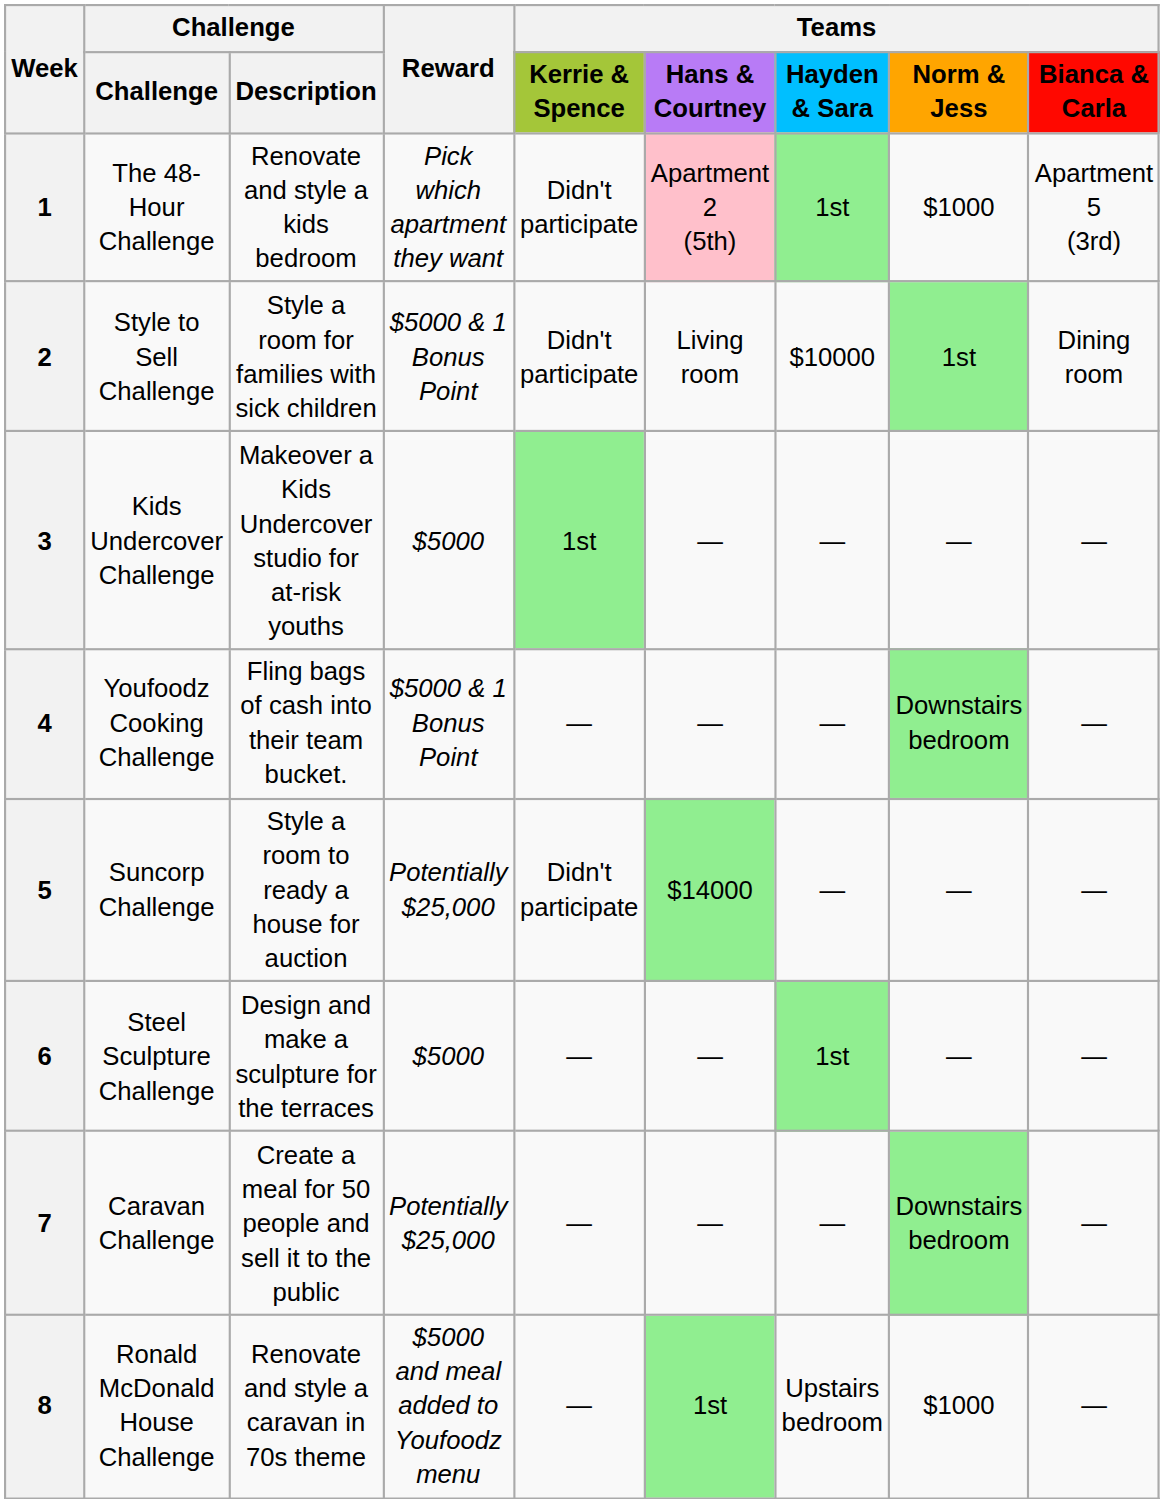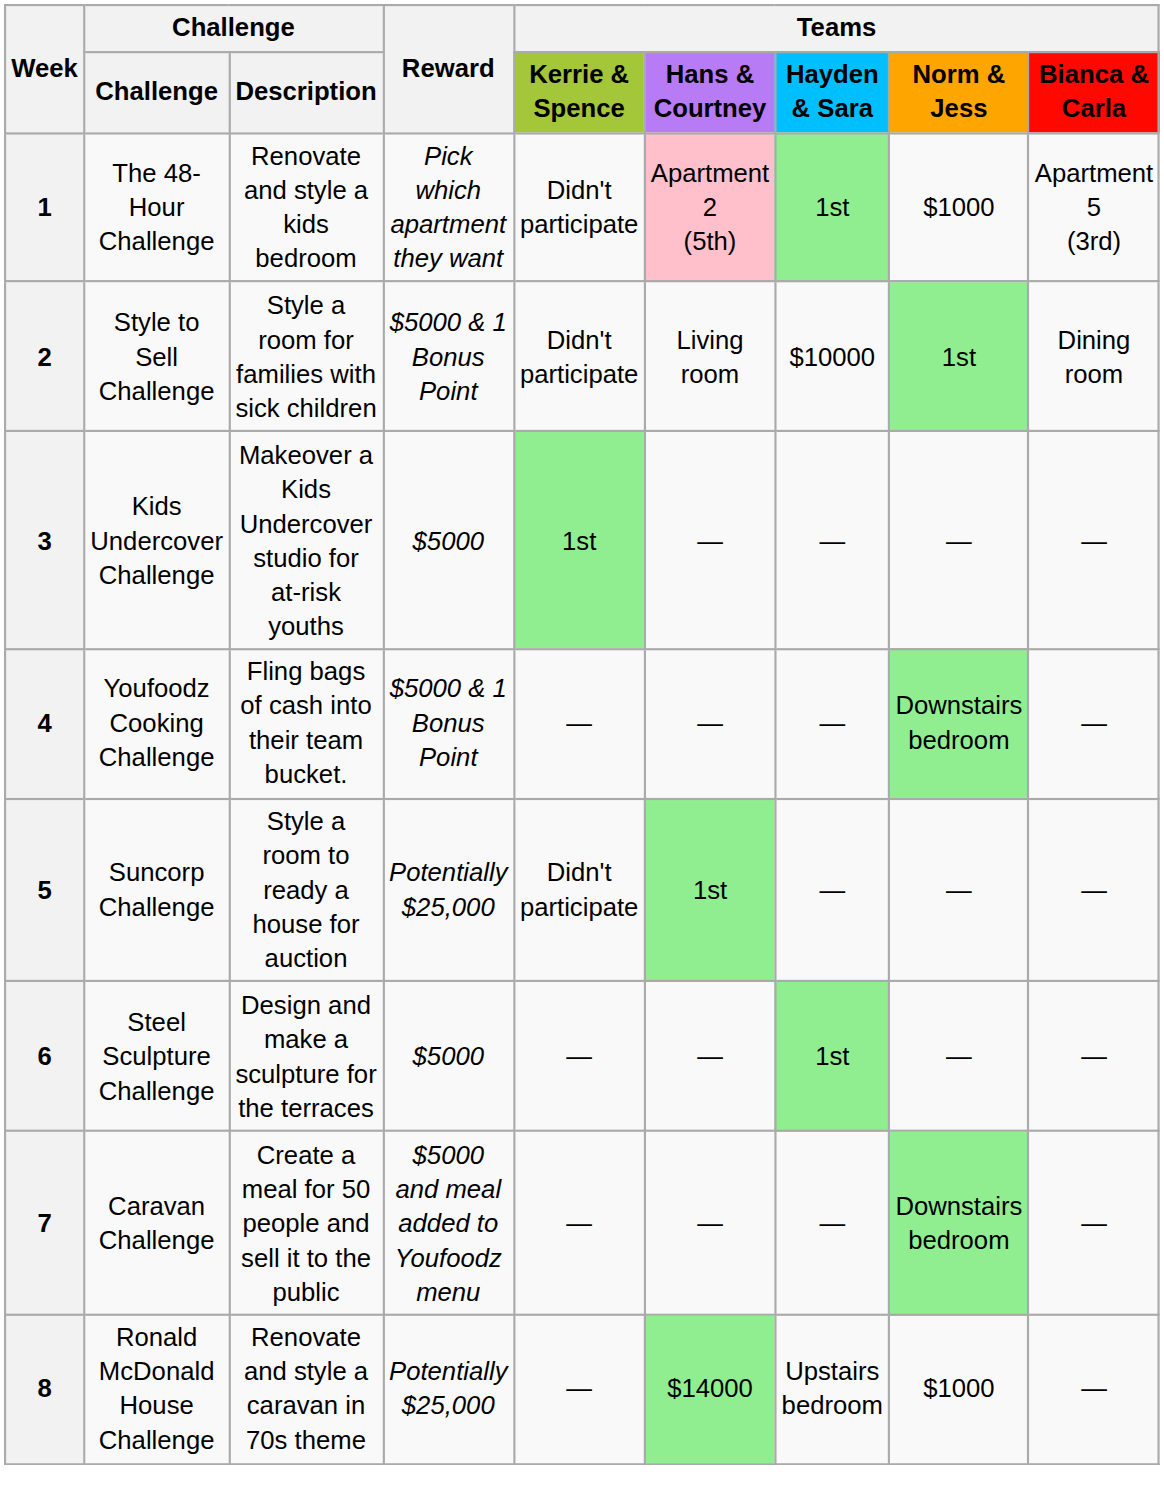(710, 890) $14000 -> (710, 890) 1st
(448, 1223) Potentially $25,000 -> (448, 1223) $5000 and meal added to Youfoodz menu
(448, 1407) $5000 and meal added to Youfoodz menu -> (448, 1389) Potentially $25,000
(710, 1407) 1st -> (710, 1389) $14000
